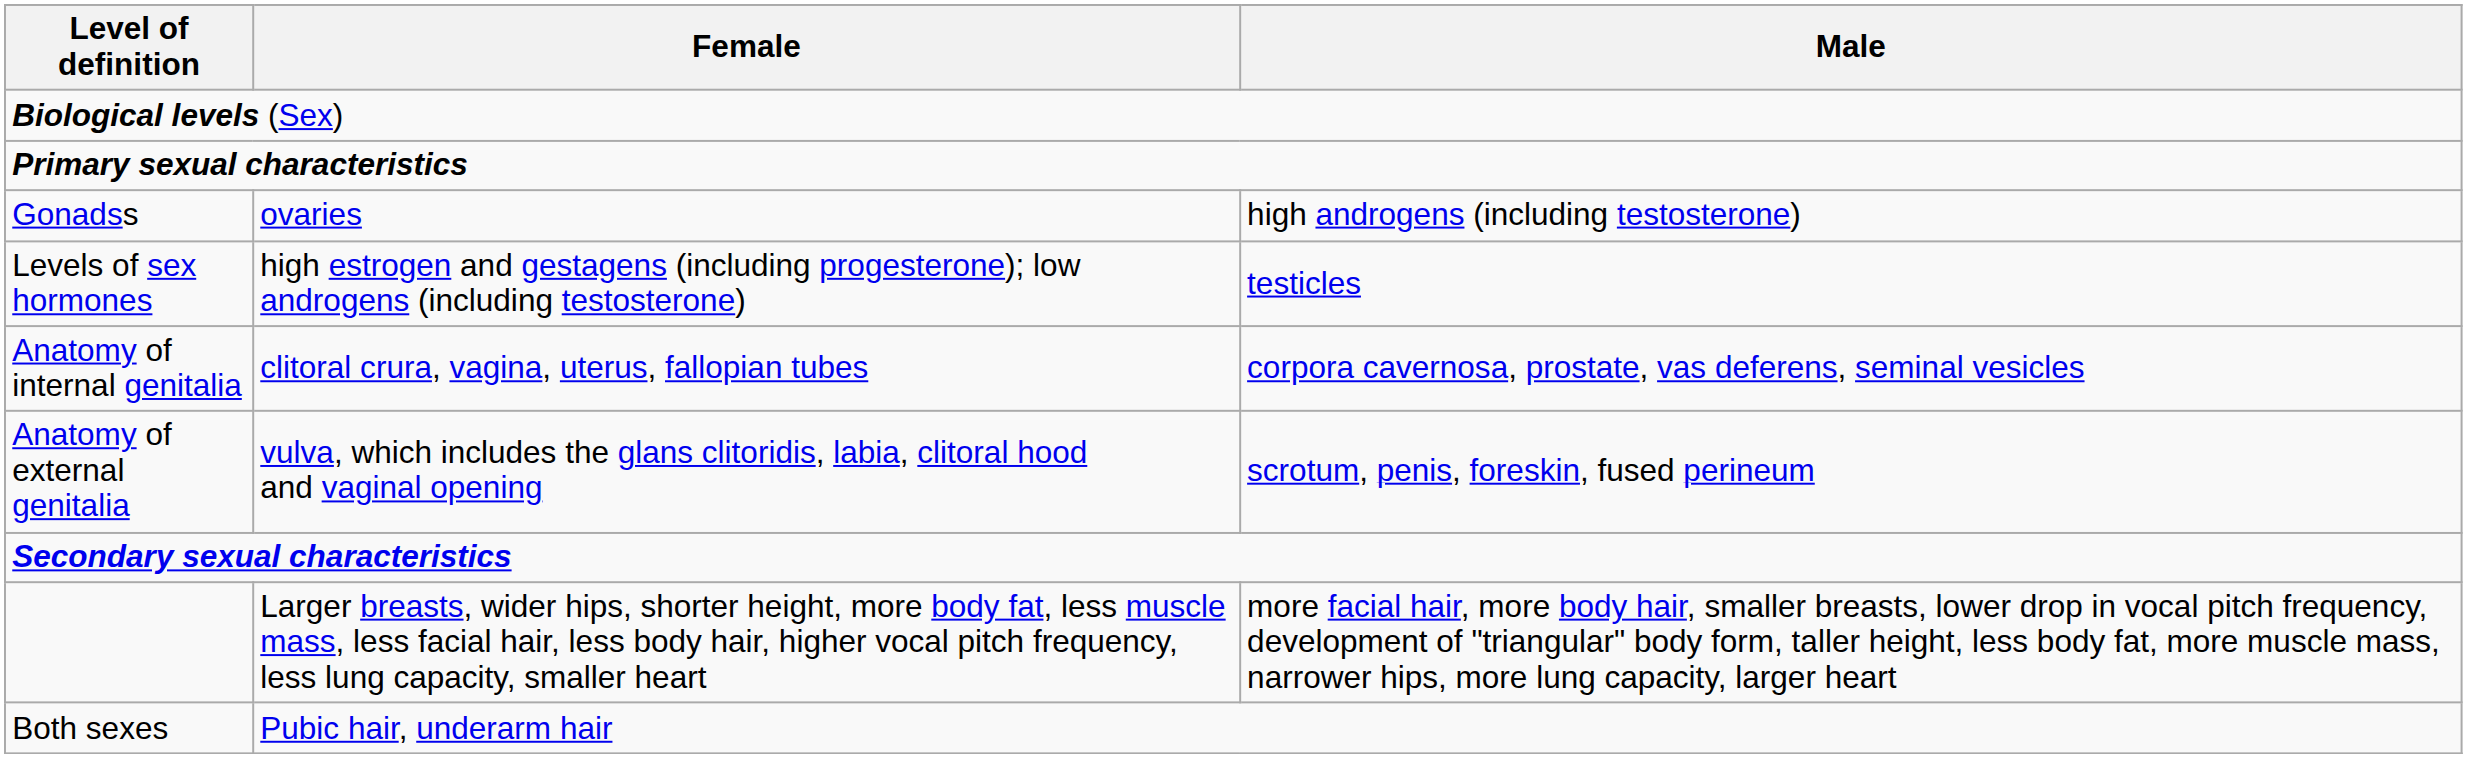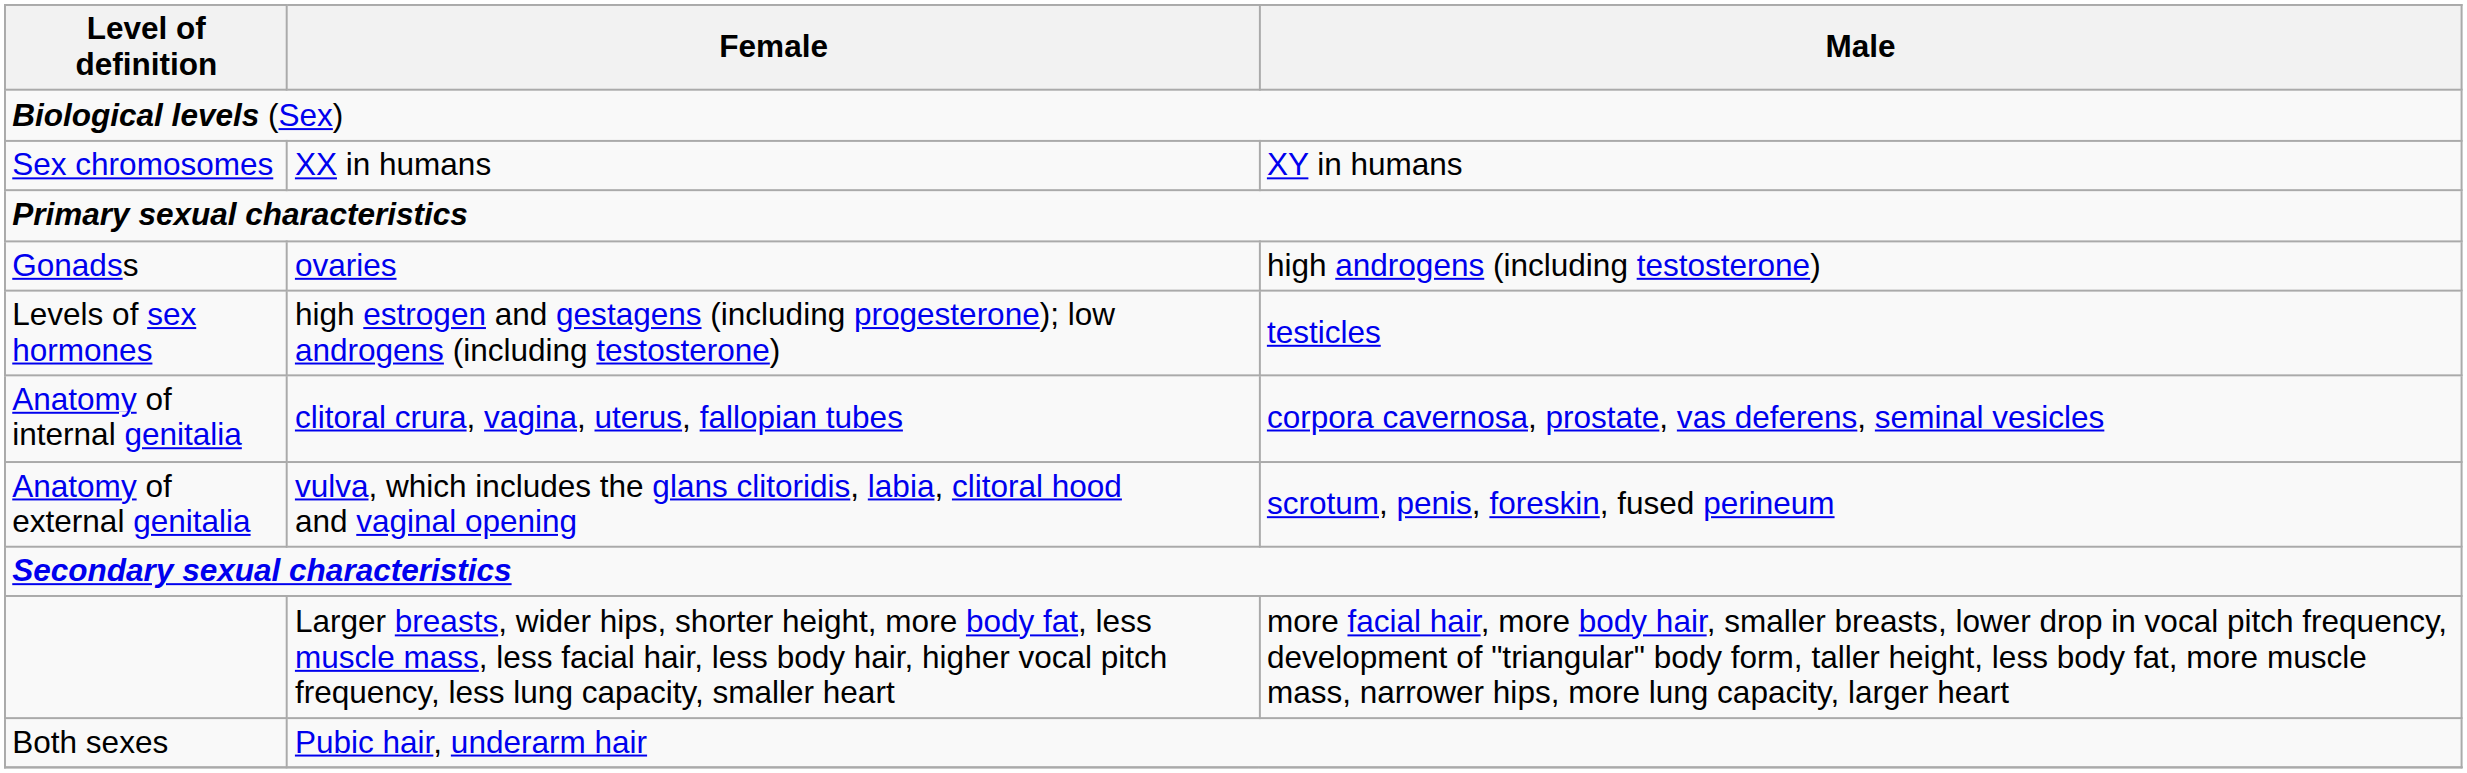+ row: (143, 164)
